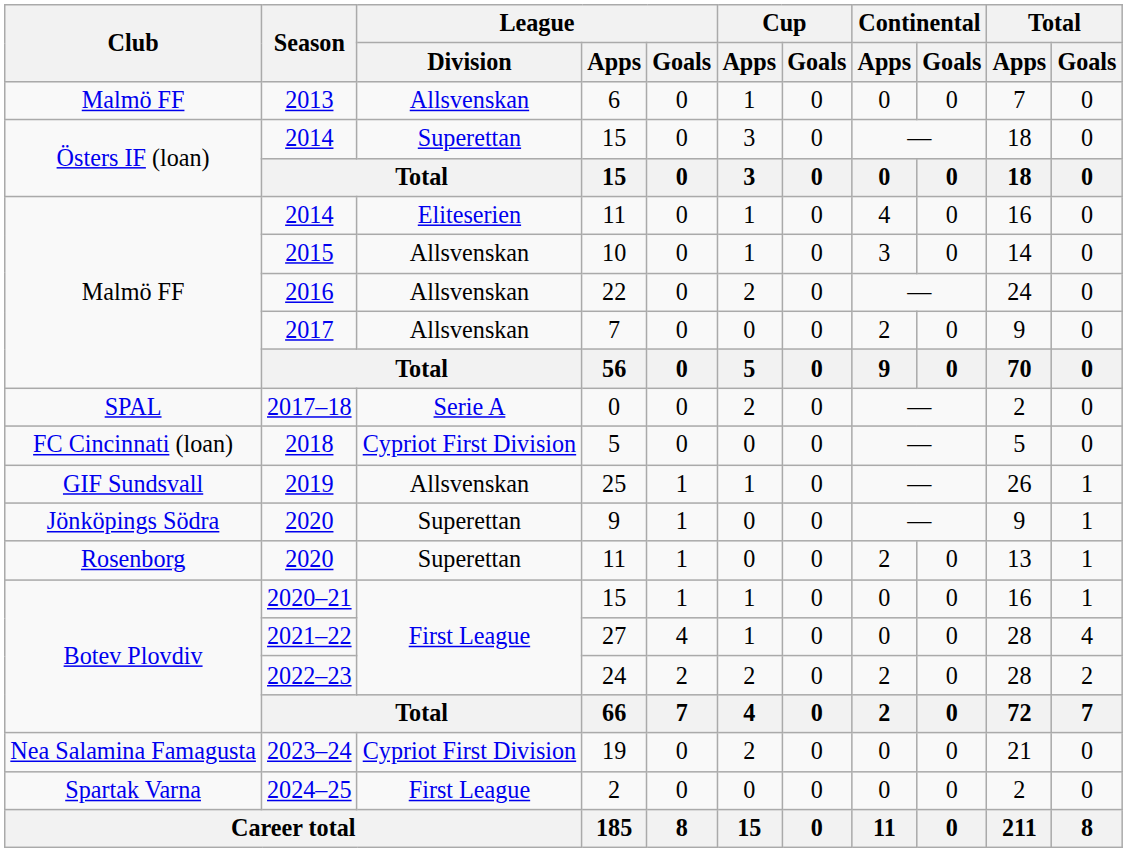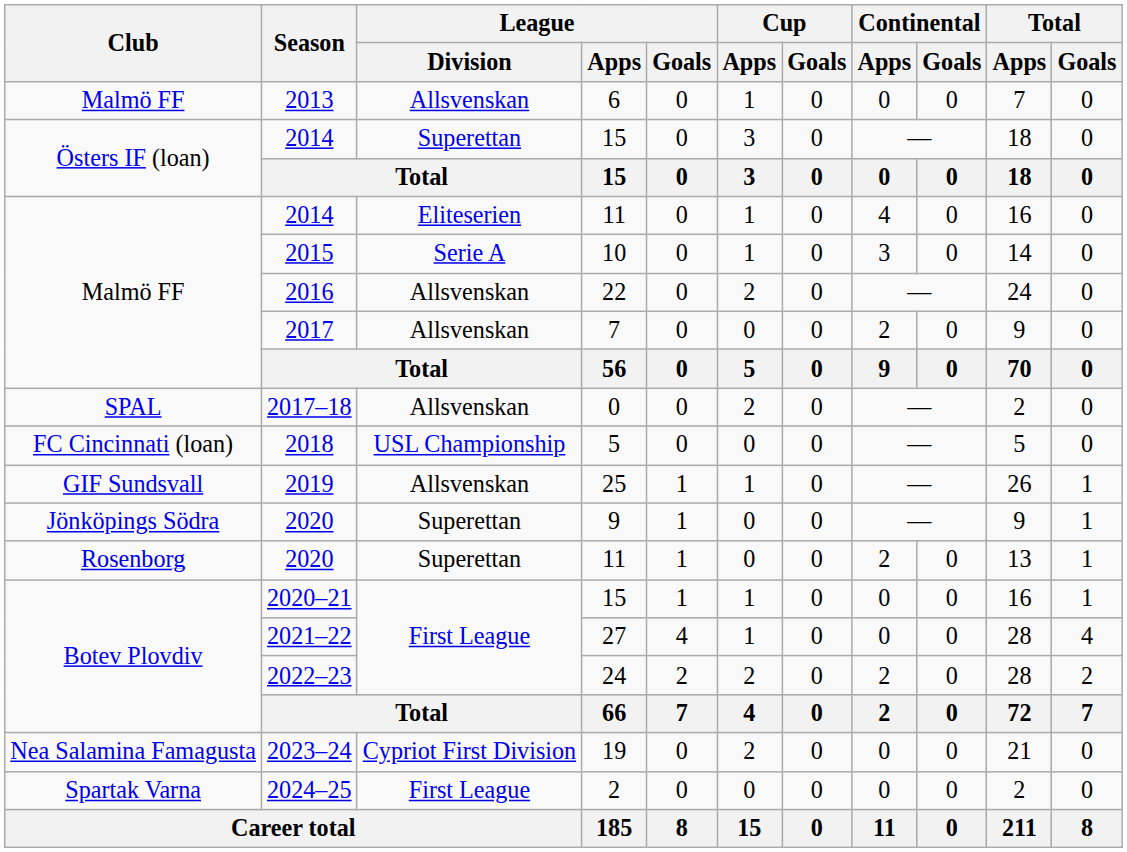(469, 253) Allsvenskan -> (469, 253) Serie A
(469, 406) Serie A -> (469, 406) Allsvenskan
(469, 445) Cypriot First Division -> (469, 445) USL Championship
